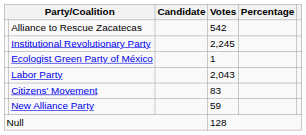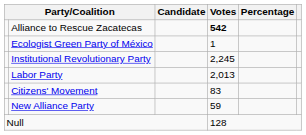(218, 28) normal -> (218, 28) bold
rows swapped: (81, 43) <-> (82, 59)
(222, 75) 2,043 -> (222, 75) 2,013
